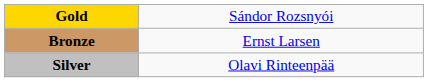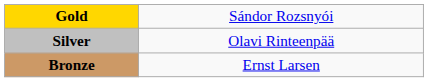rows swapped: (72, 64) <-> (72, 40)
